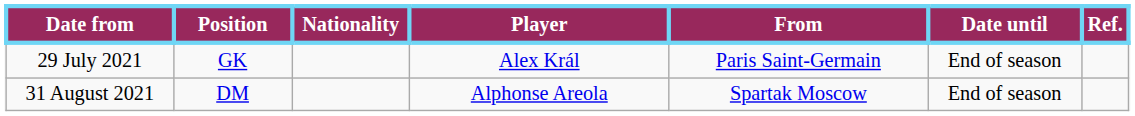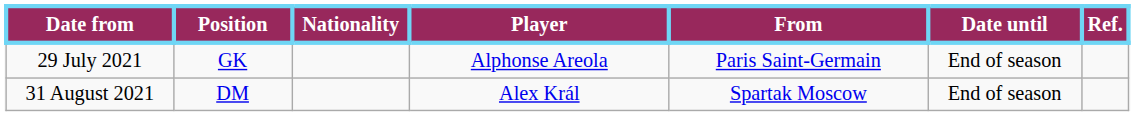(539, 60) Alex Král -> (539, 60) Alphonse Areola
(539, 94) Alphonse Areola -> (539, 94) Alex Král
